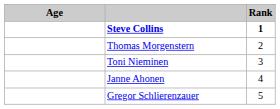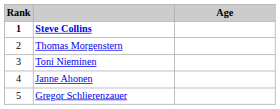columns swapped: (261, 12) <-> (54, 12)
